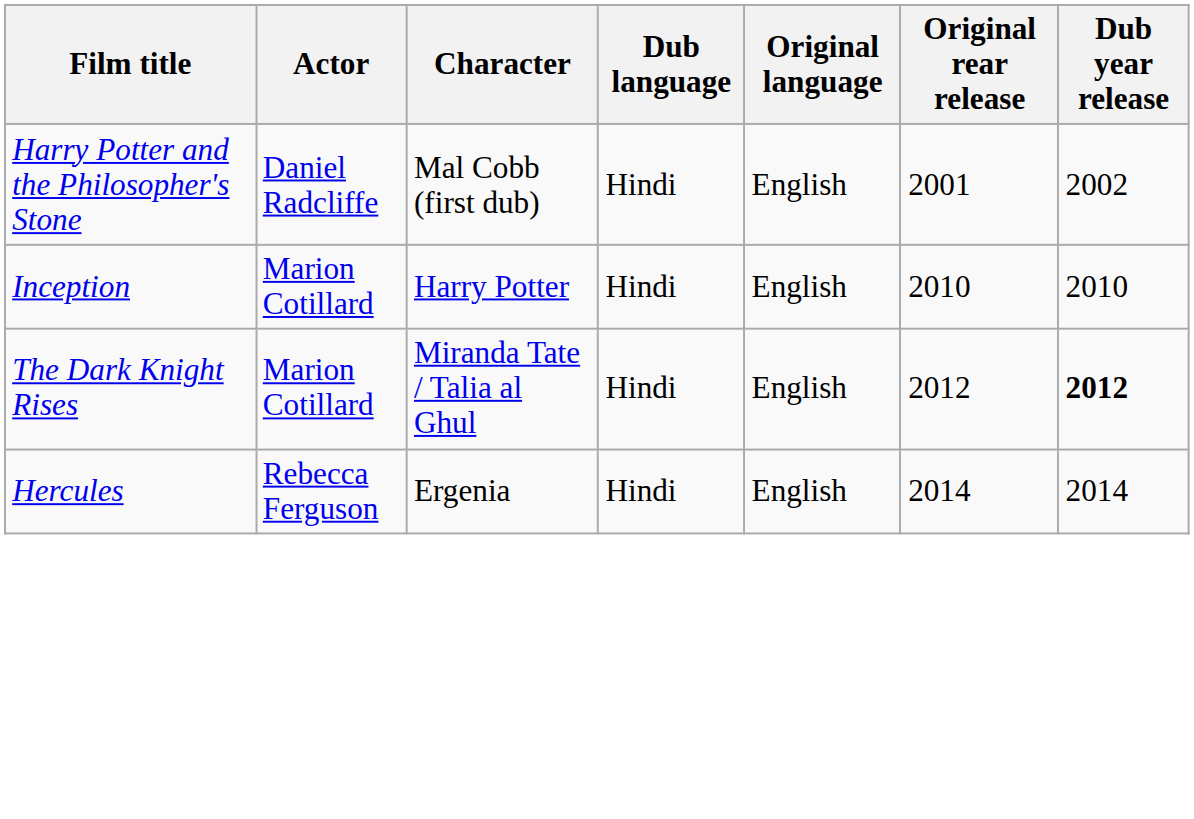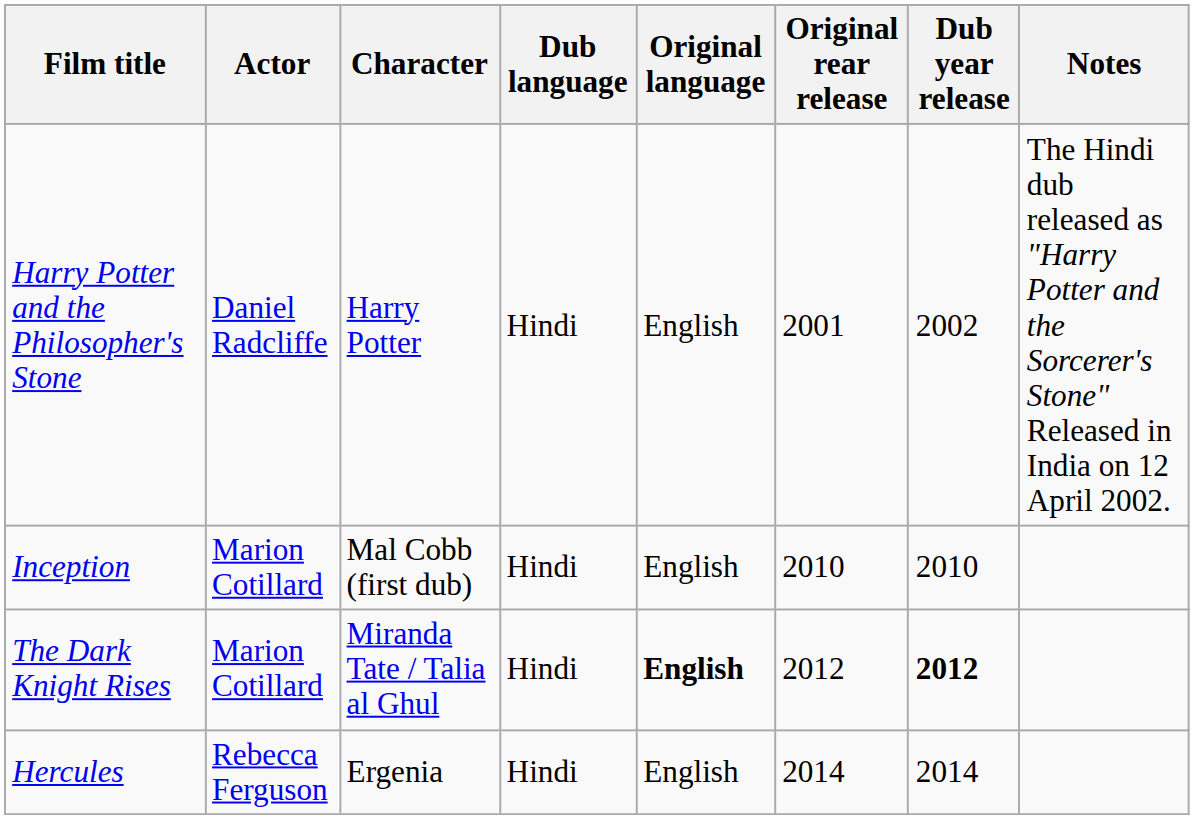+ column: (1104, 64)
(477, 184) Mal Cobb (first dub) -> (384, 324) Harry Potter
(492, 286) Harry Potter -> (409, 566) Mal Cobb (first dub)
(799, 388) normal -> (694, 669) bold
